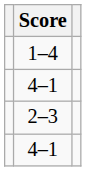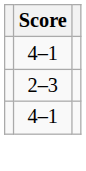- row: (9, 53)
